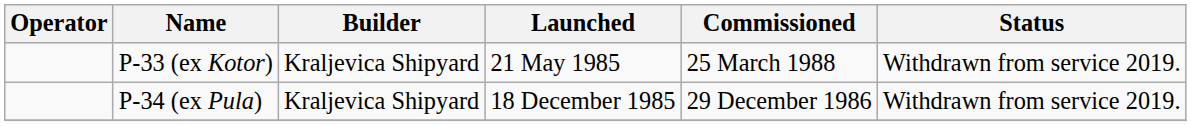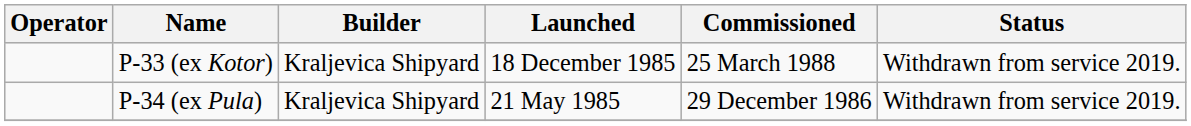(555, 62) 21 May 1985 -> (583, 62) 18 December 1985
(583, 100) 18 December 1985 -> (555, 100) 21 May 1985
